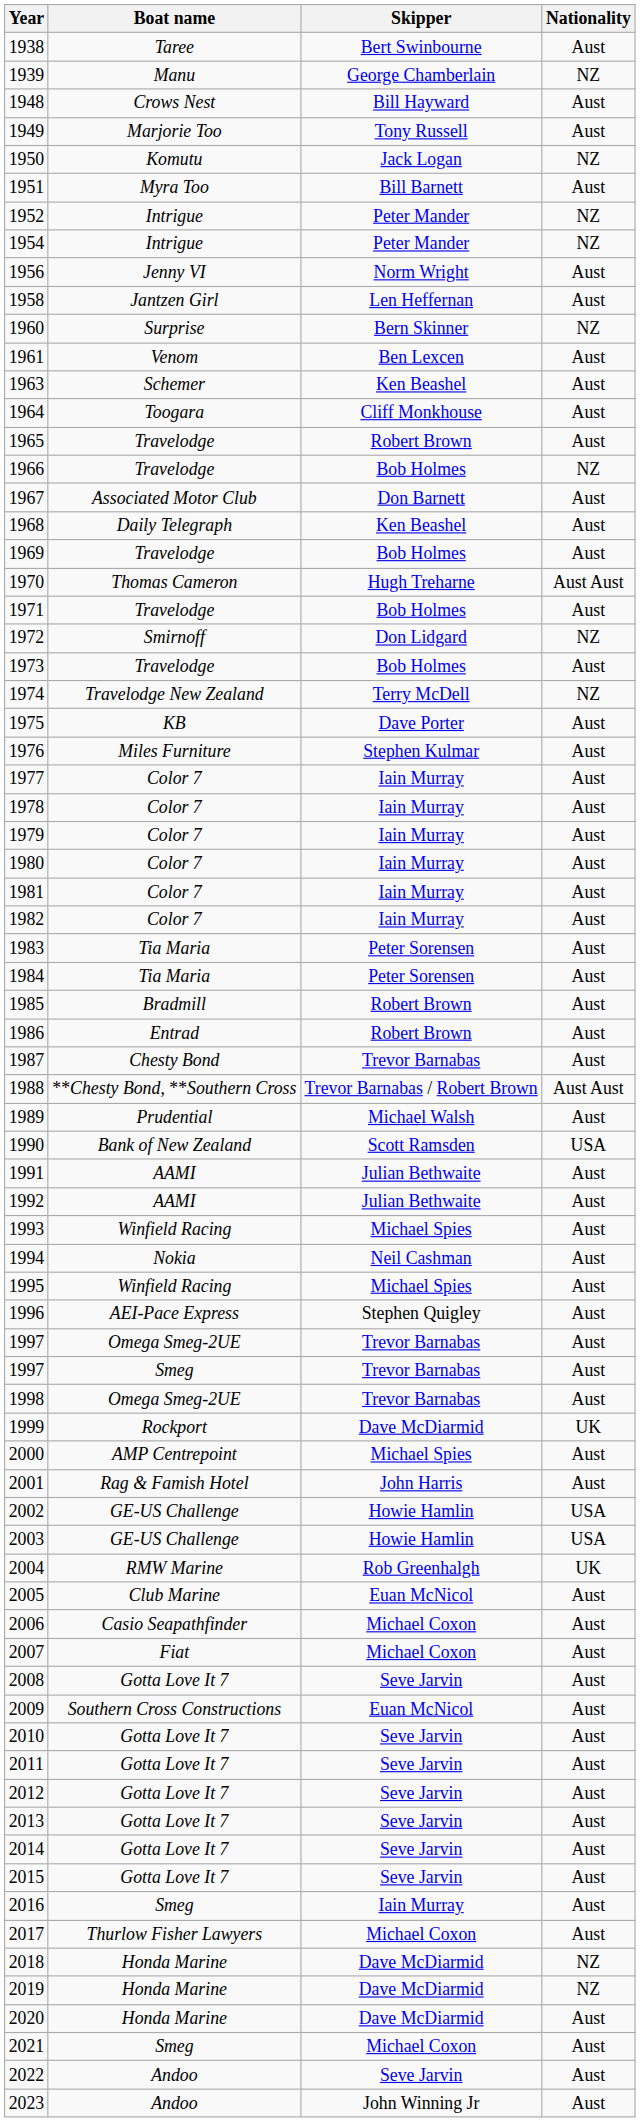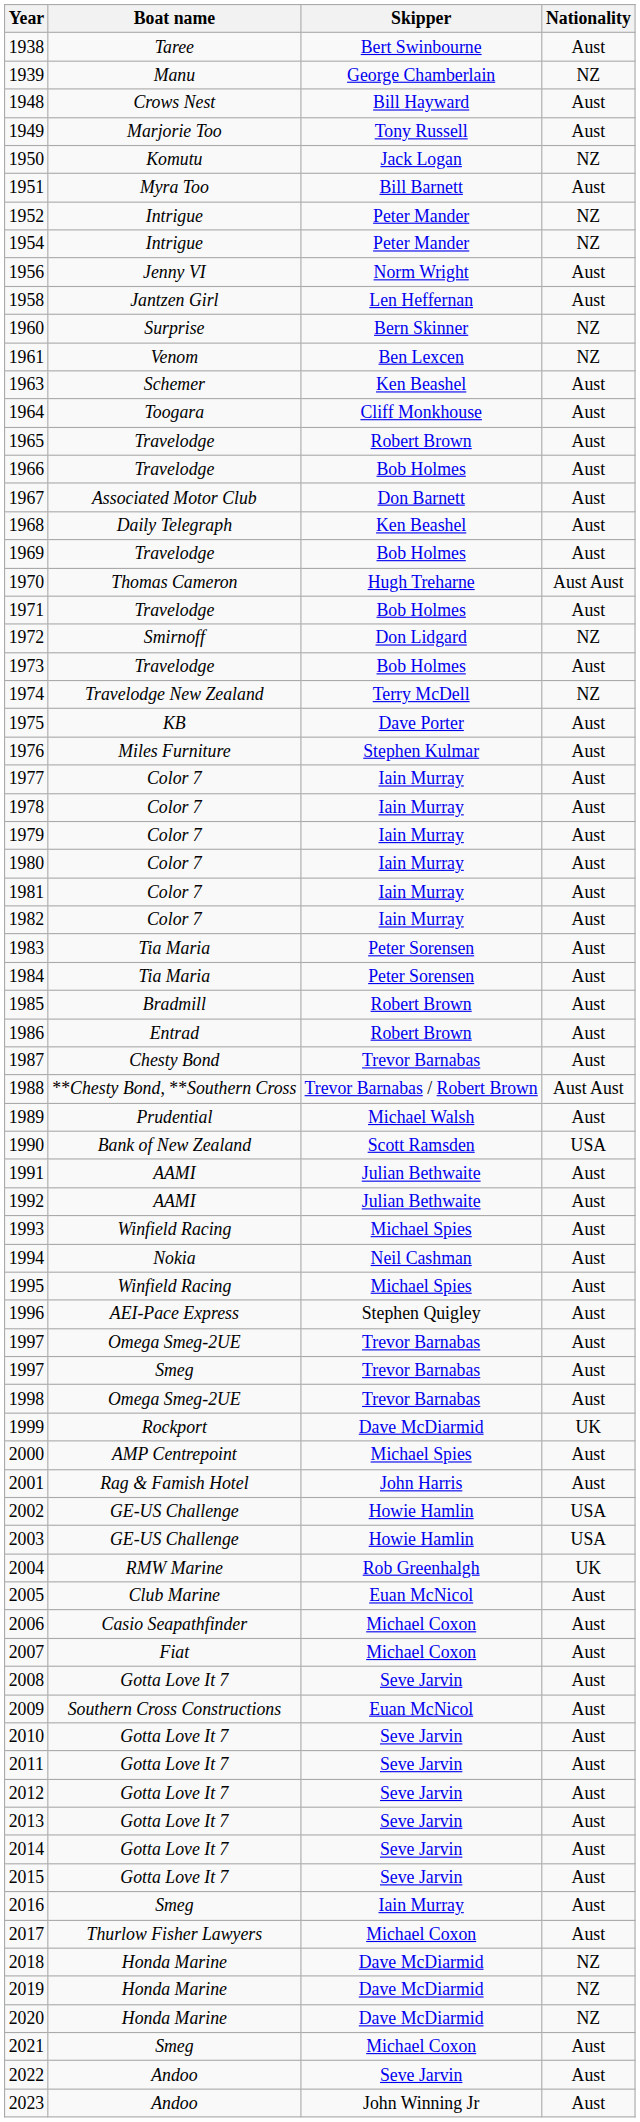(588, 356) Aust -> (588, 356) NZ
(588, 469) NZ -> (588, 469) Aust
(588, 2018) Aust -> (588, 2018) NZ
